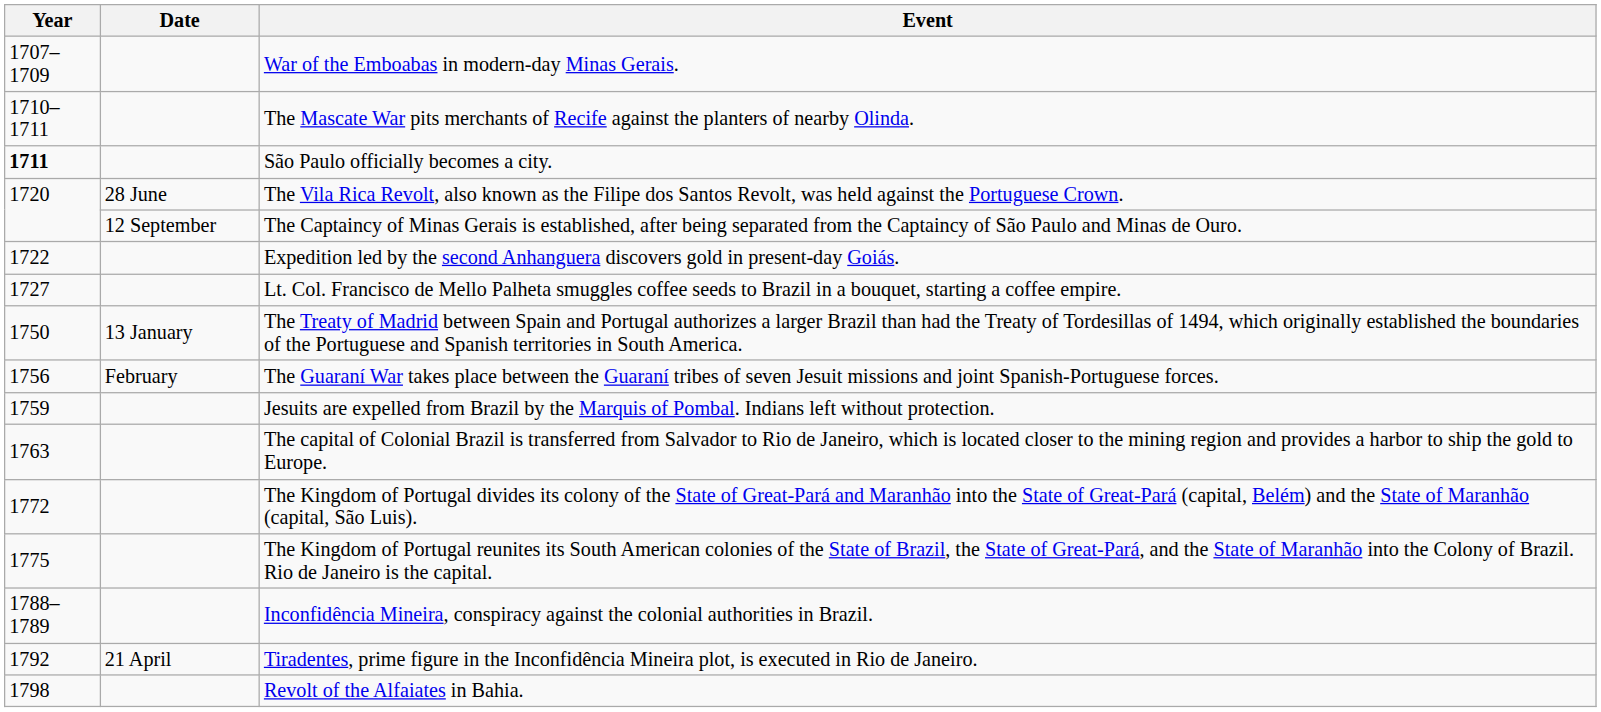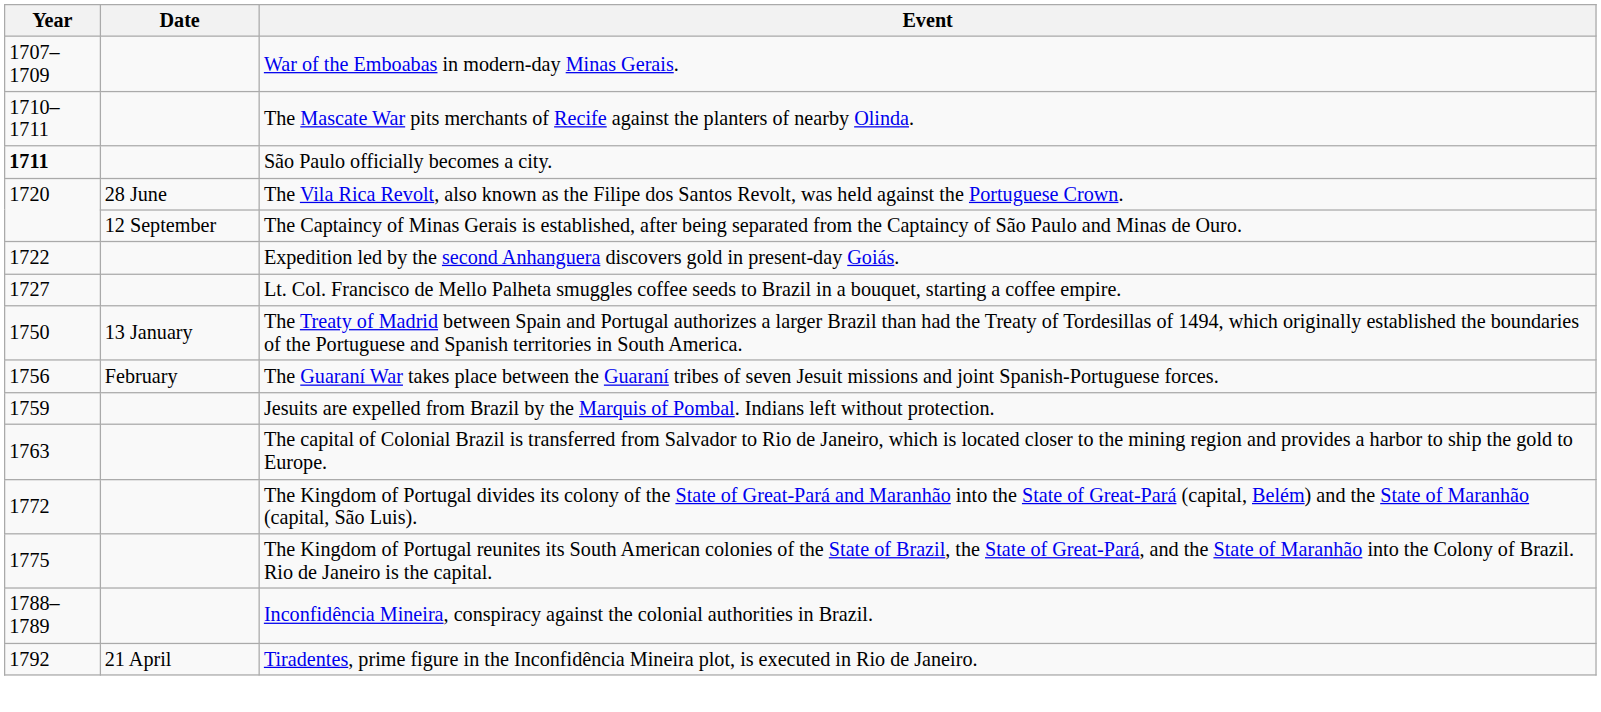- row: (394, 690)
